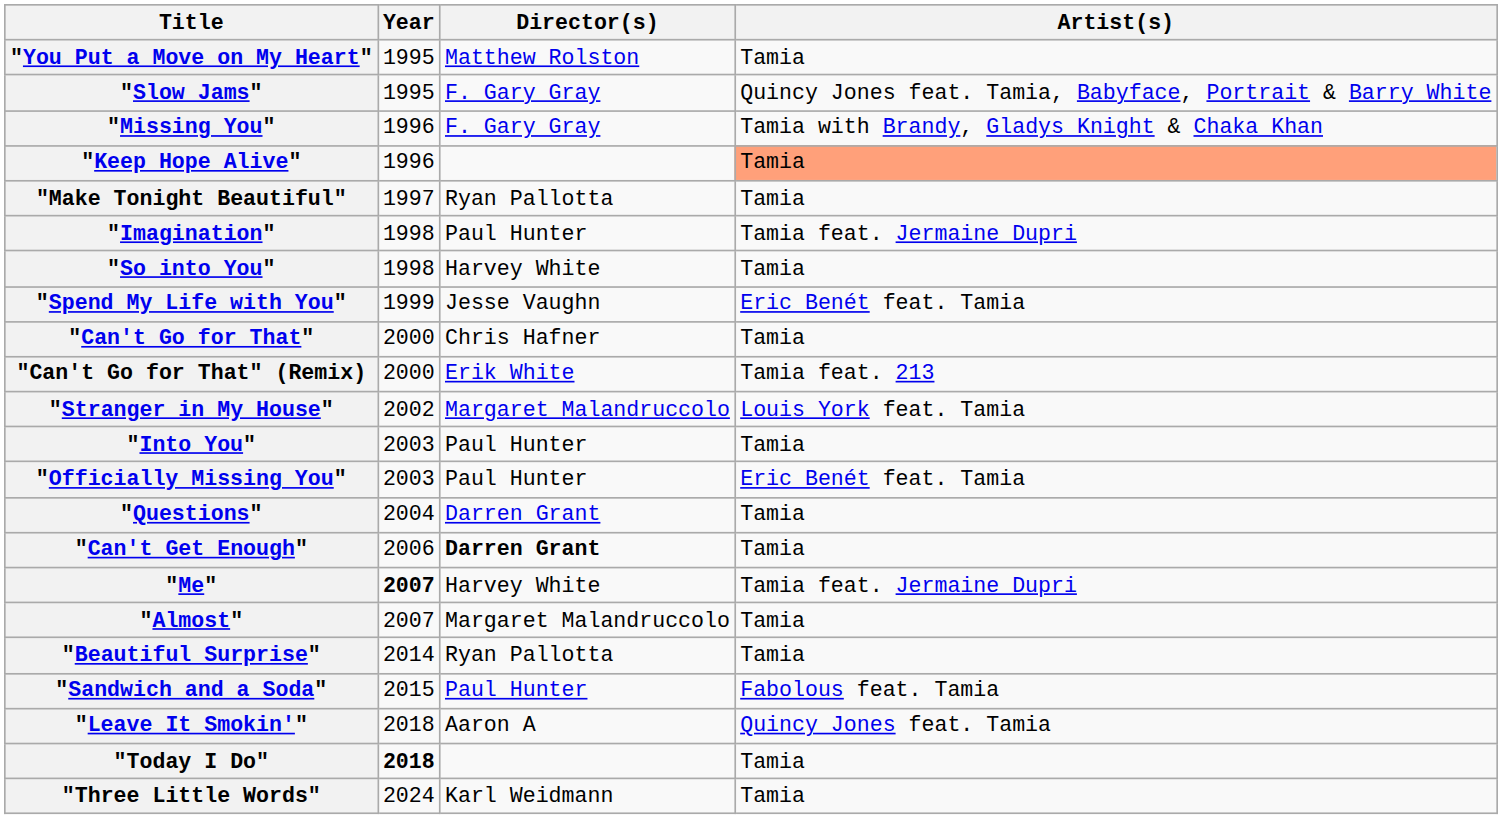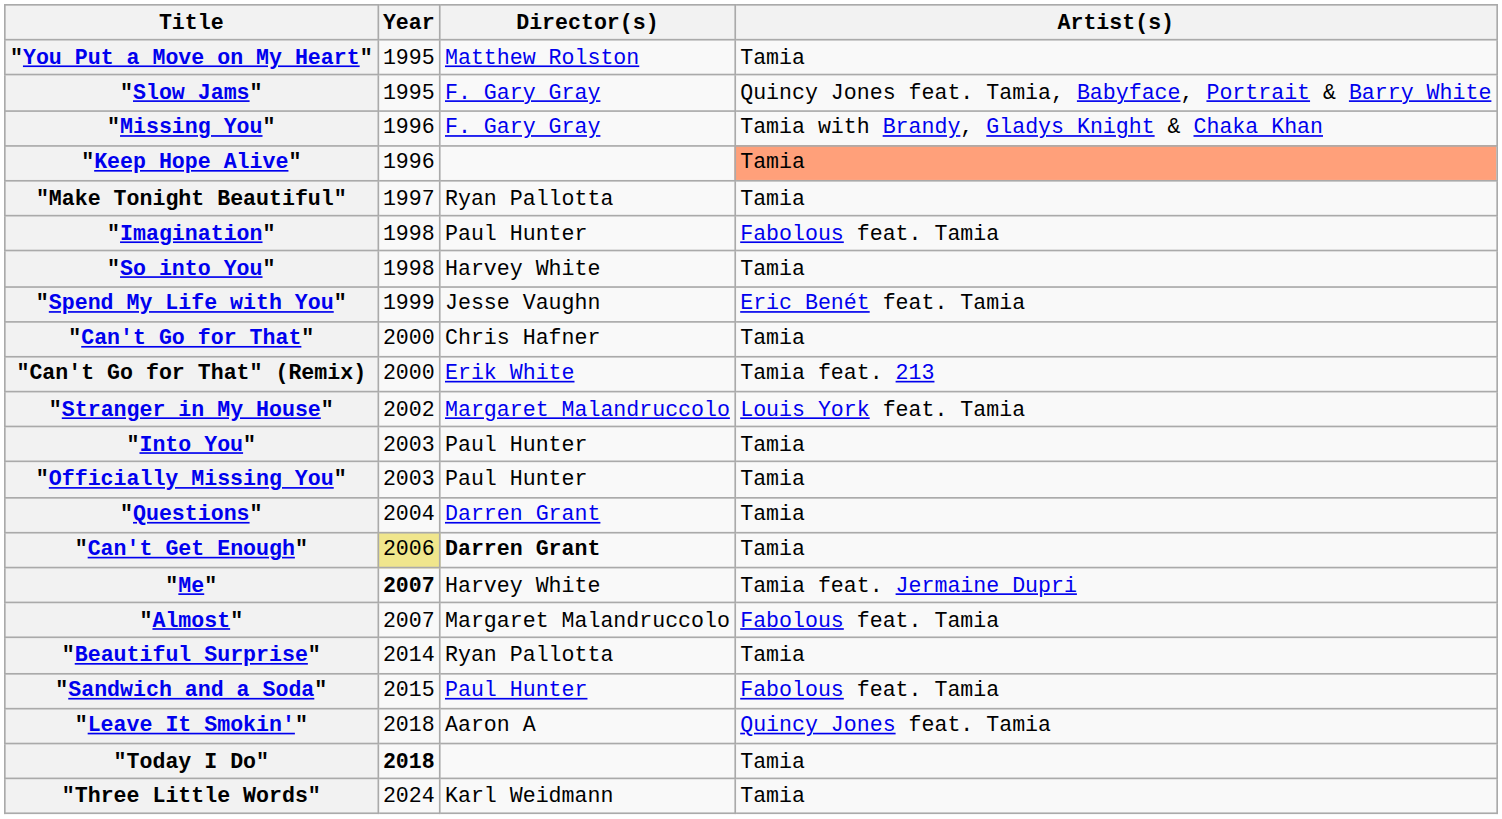(909, 233) Tamia feat. Jermaine Dupri -> (870, 233) Fabolous feat. Tamia
(883, 480) Eric Benét feat. Tamia -> (773, 480) Tamia
(409, 550) no background -> (409, 550) khaki background
(773, 620) Tamia -> (870, 620) Fabolous feat. Tamia
